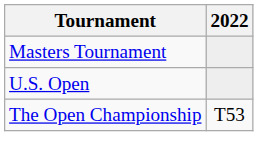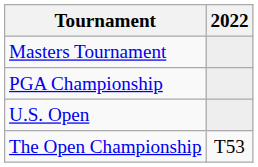+ row: (86, 83)
